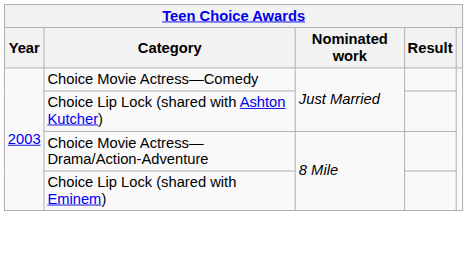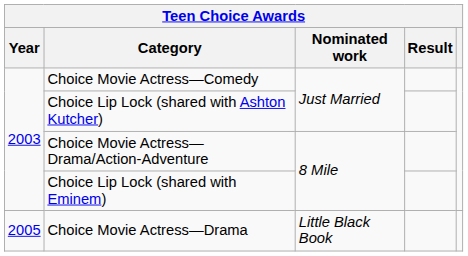+ row: (148, 230)
